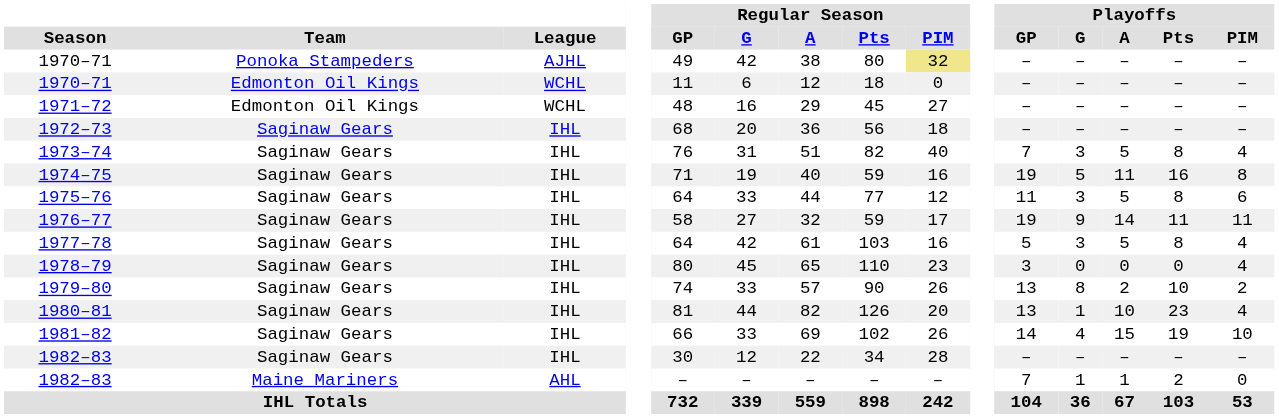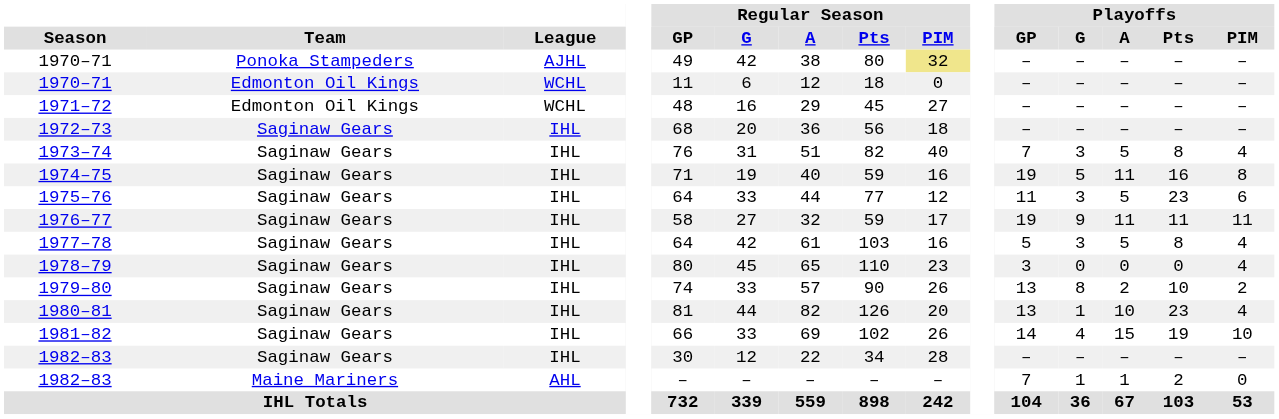(1178, 198) 8 -> (1178, 198) 23
(1124, 220) 14 -> (1124, 220) 11
